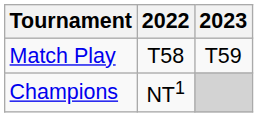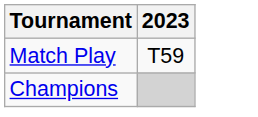- column: (166, 21)
